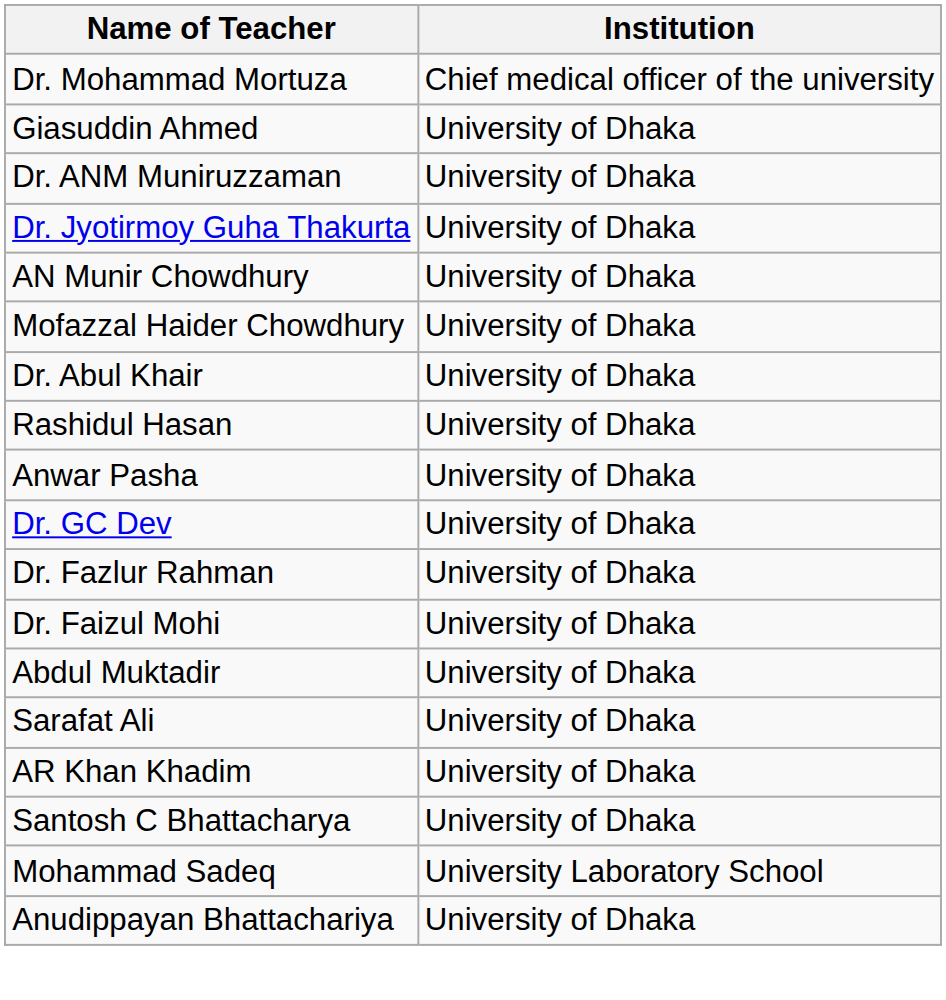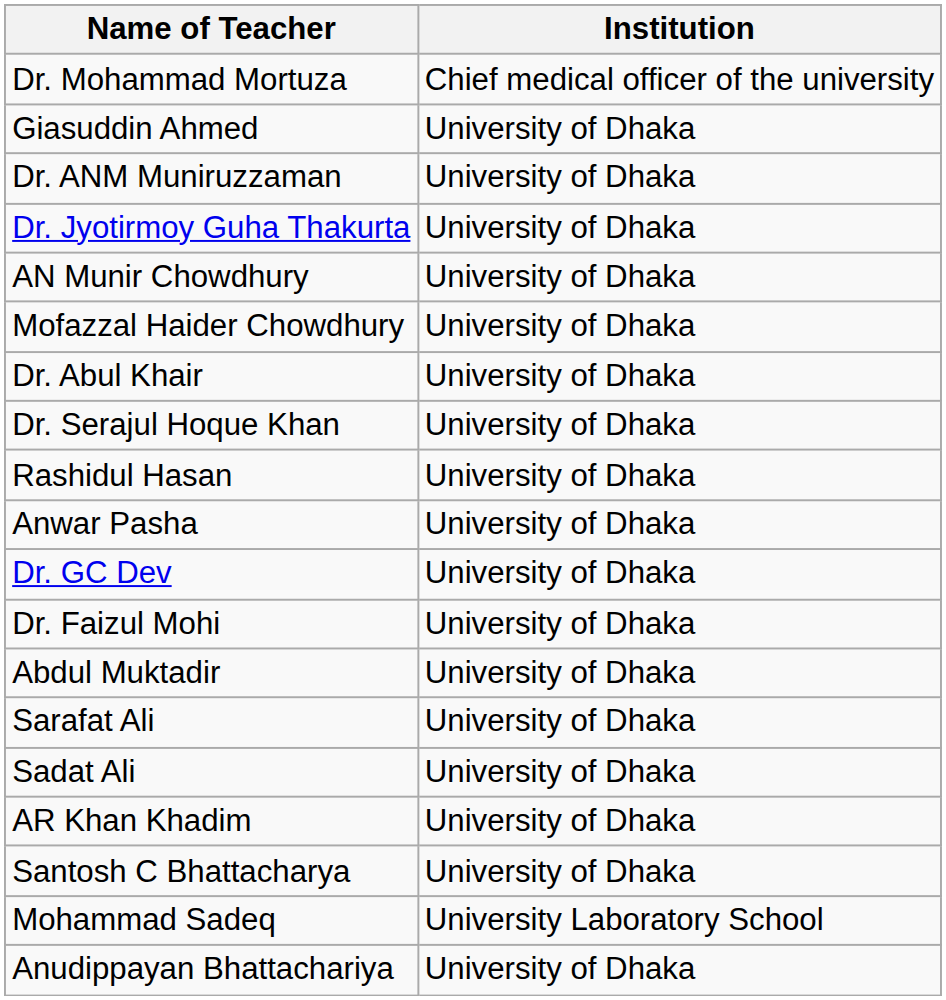+ row: (176, 425)
- row: (143, 573)
+ row: (74, 771)
